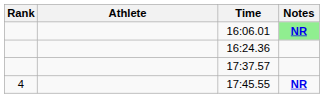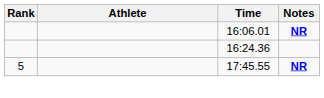(299, 31) lightgreen background -> (299, 31) no background
- row: (248, 66)
(21, 84) 4 -> (21, 66) 5
